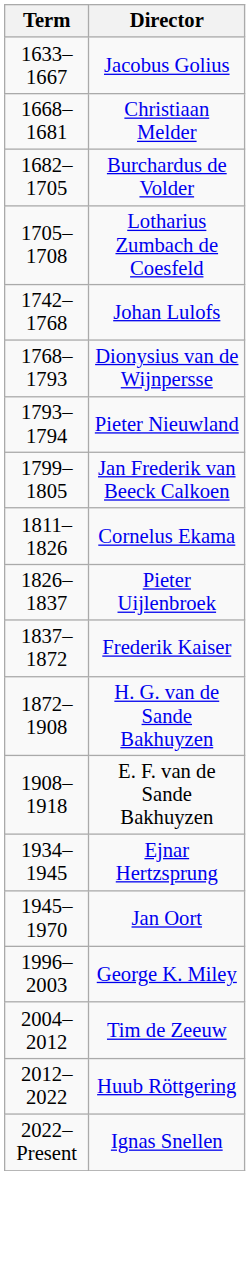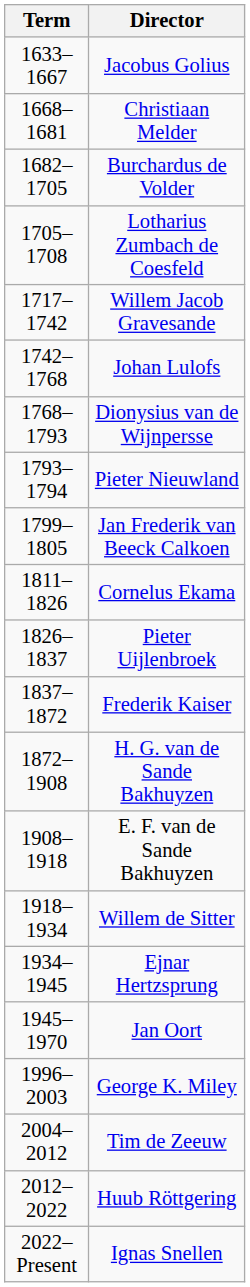+ row: (167, 312)
+ row: (167, 918)
